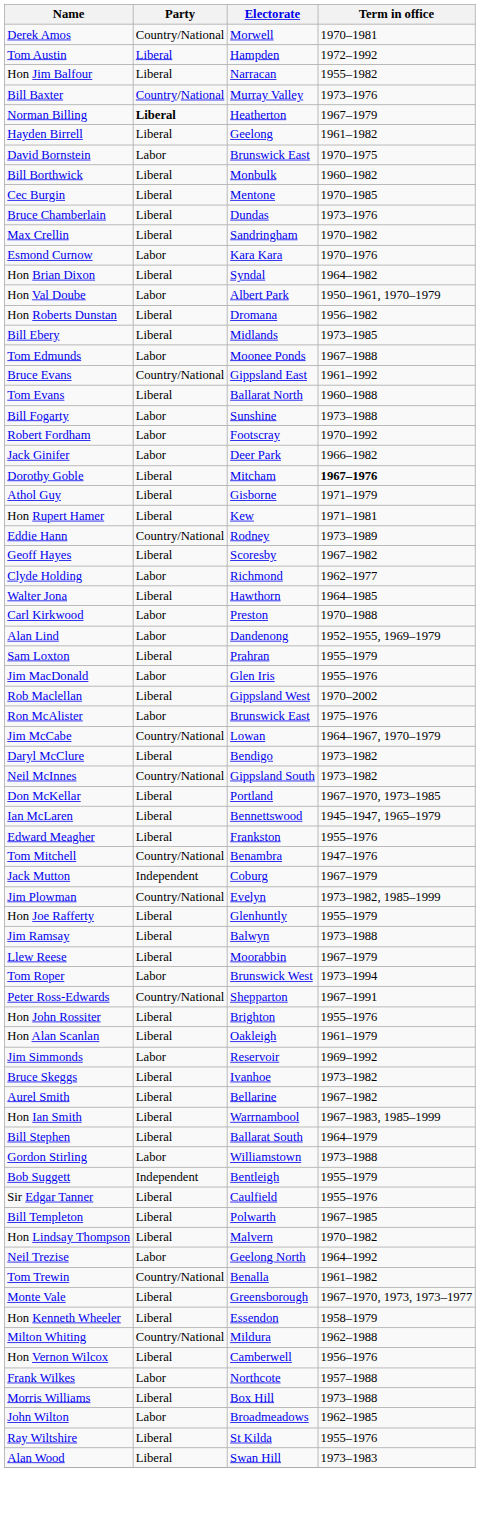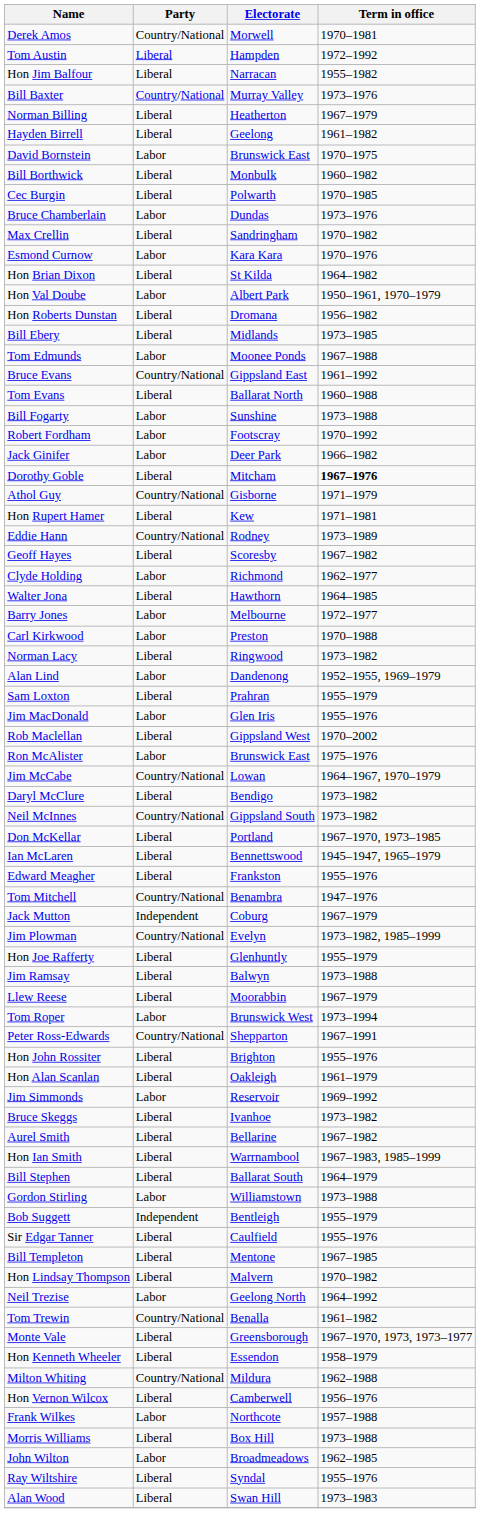(156, 114) bold -> (154, 114) normal
(253, 194) Mentone -> (253, 194) Polwarth
(154, 214) Liberal -> (151, 214) Labor
(248, 275) Syndal -> (251, 275) St Kilda
(154, 495) Liberal -> (180, 495) Country/National
+ row: (37, 615)
+ row: (42, 656)
(253, 1217) Polwarth -> (253, 1257) Mentone
(251, 1437) St Kilda -> (248, 1477) Syndal
